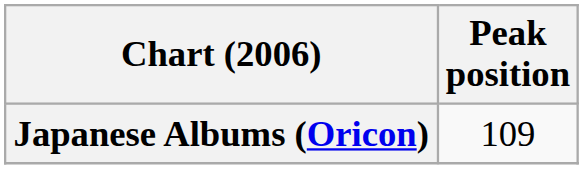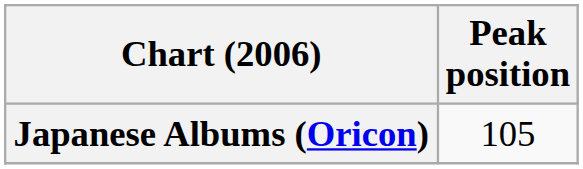(508, 132) 109 -> (508, 132) 105
